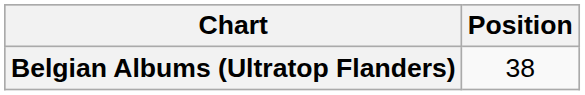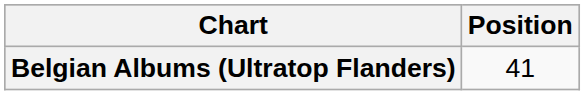(520, 67) 38 -> (520, 67) 41
